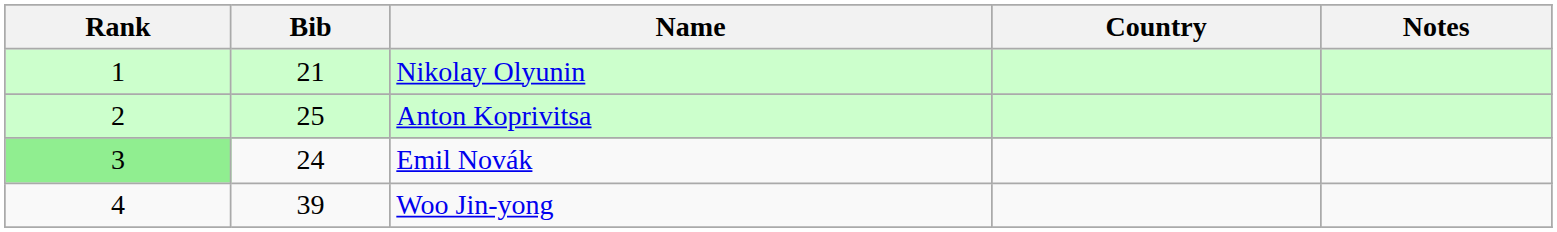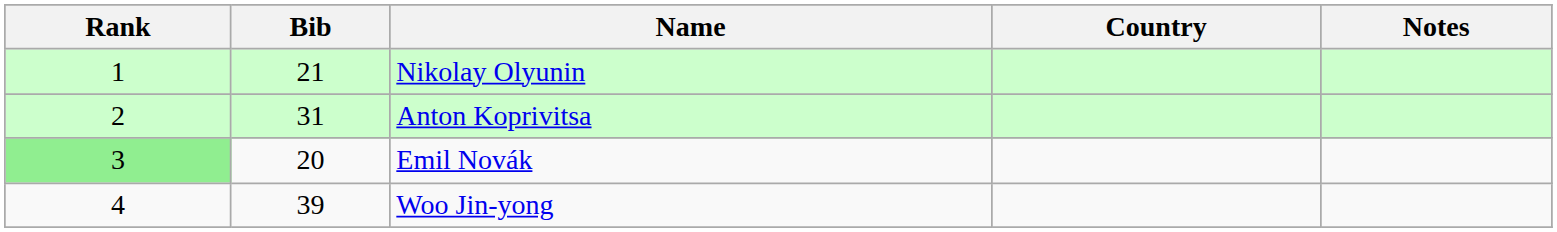(310, 115) 25 -> (310, 115) 31
(310, 159) 24 -> (310, 159) 20
